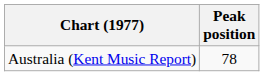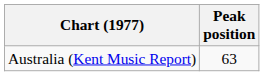(229, 58) 78 -> (229, 58) 63
